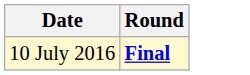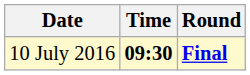+ column: (149, 20)
